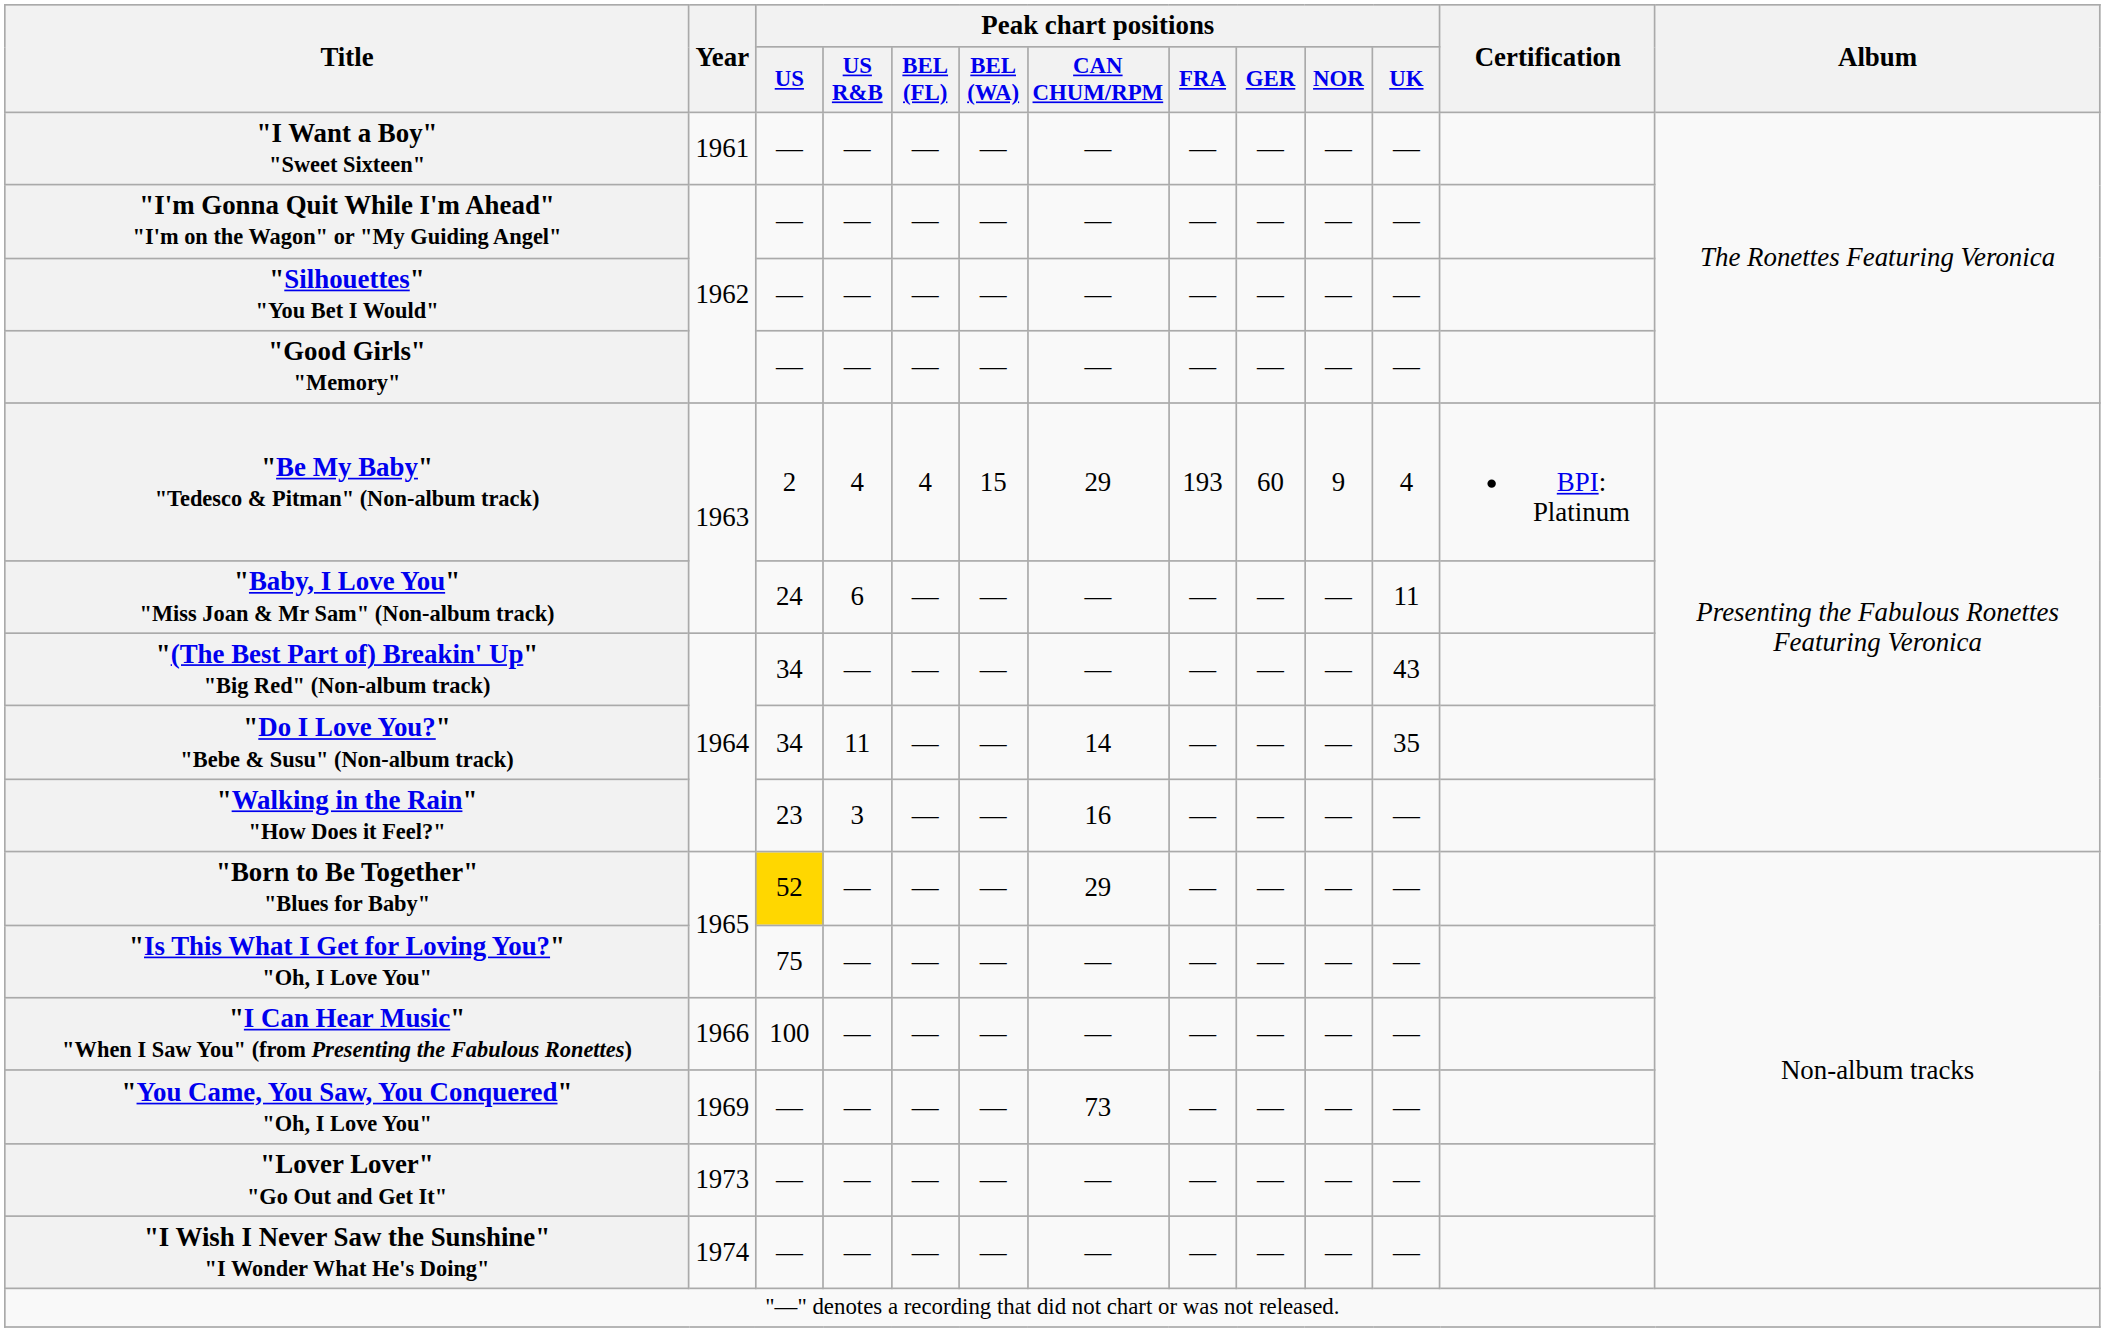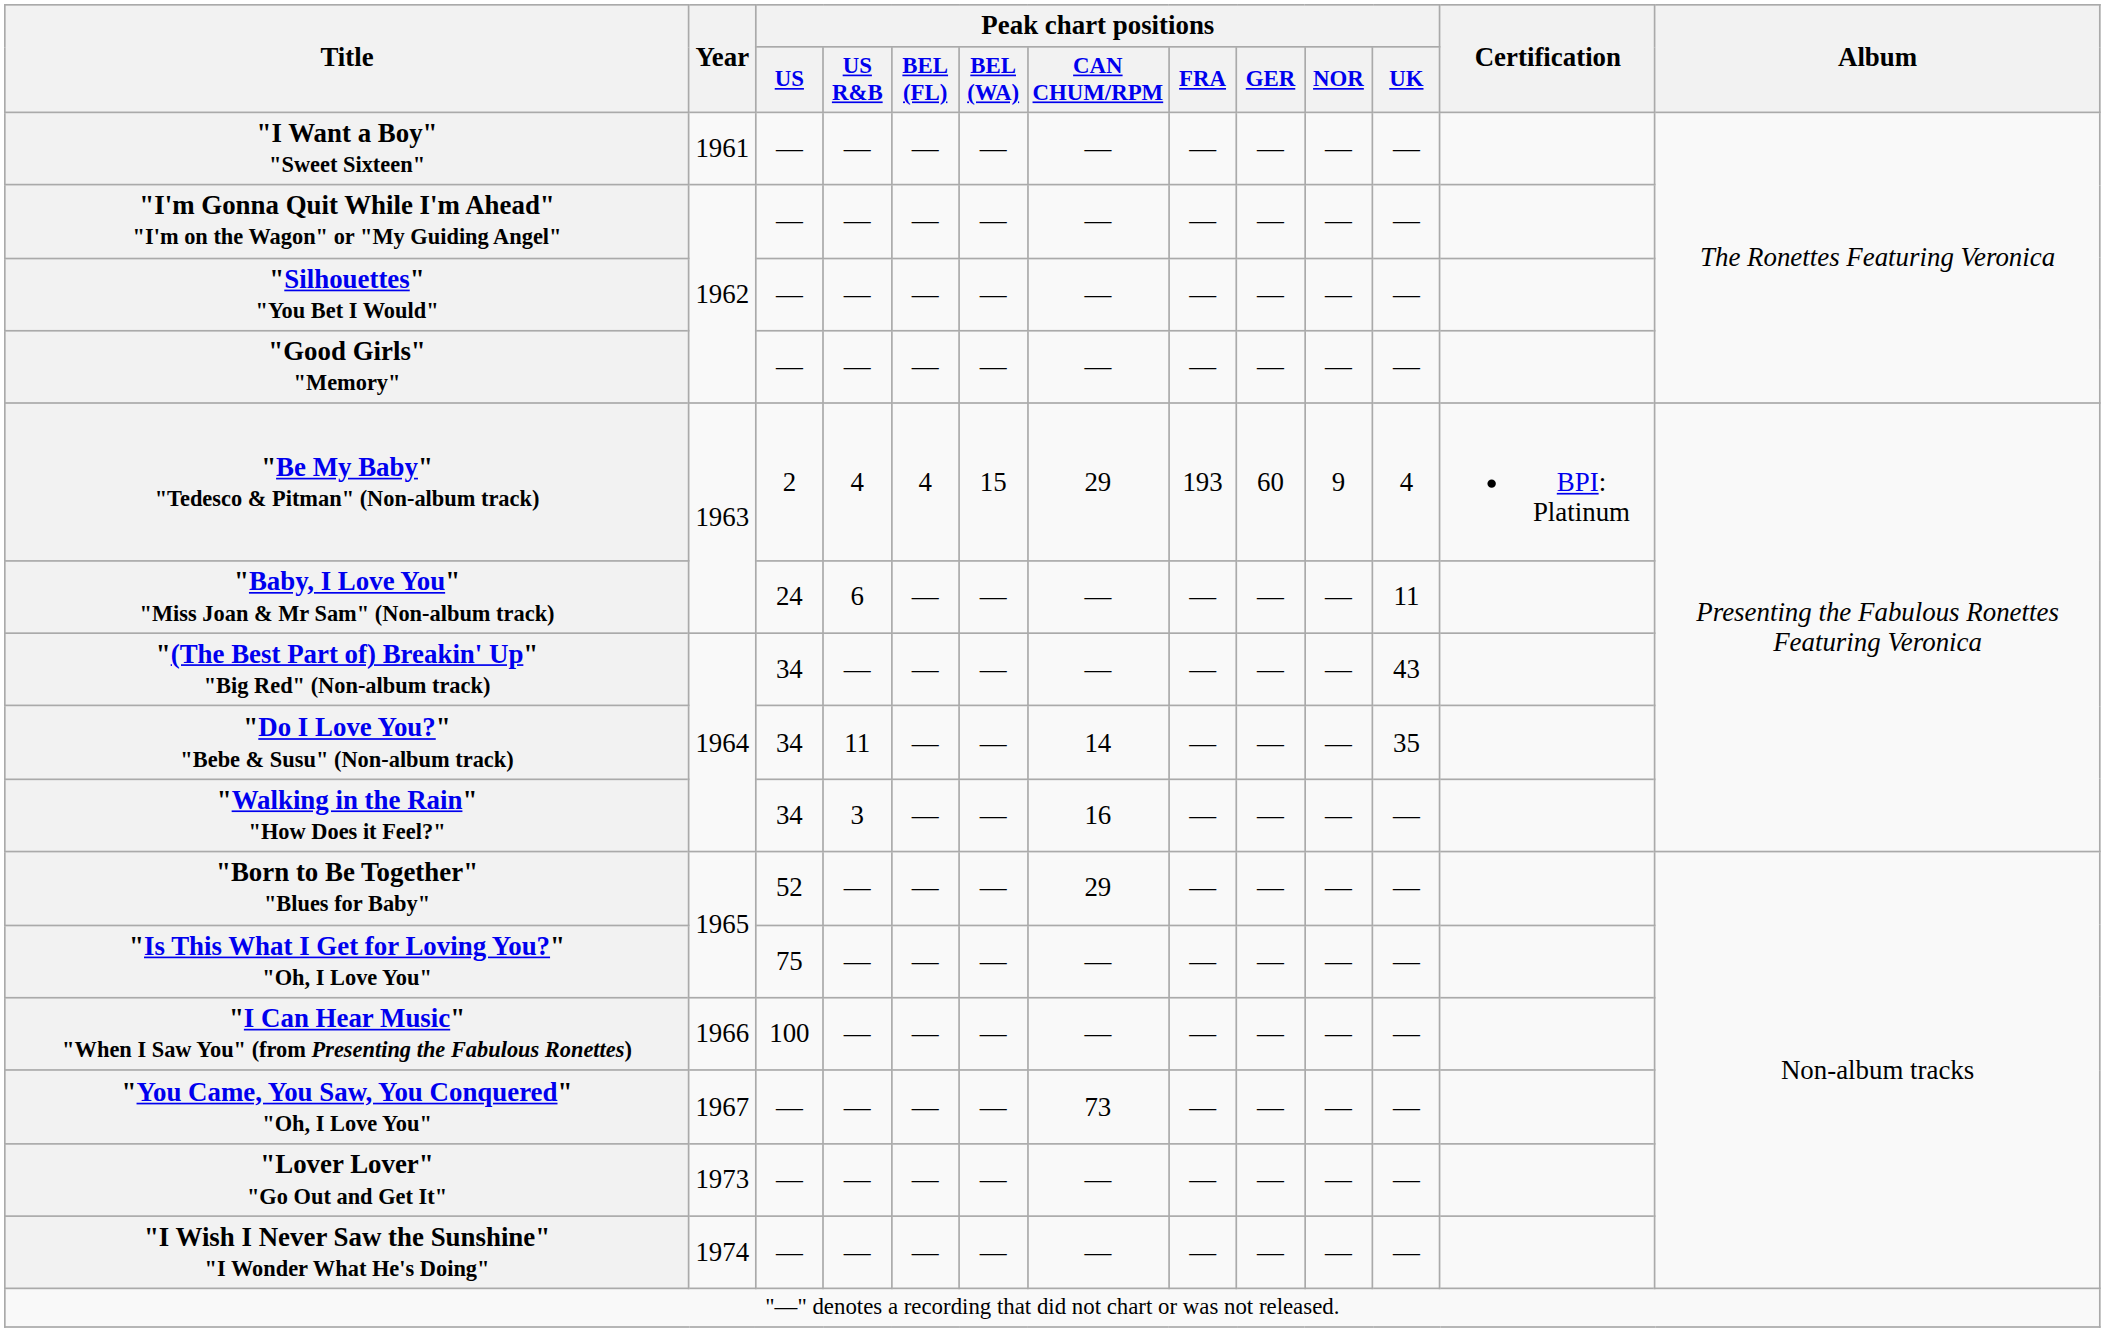(789, 815) 23 -> (789, 815) 34
(789, 887) gold background -> (789, 887) no background
(722, 1106) 1969 -> (722, 1106) 1967
